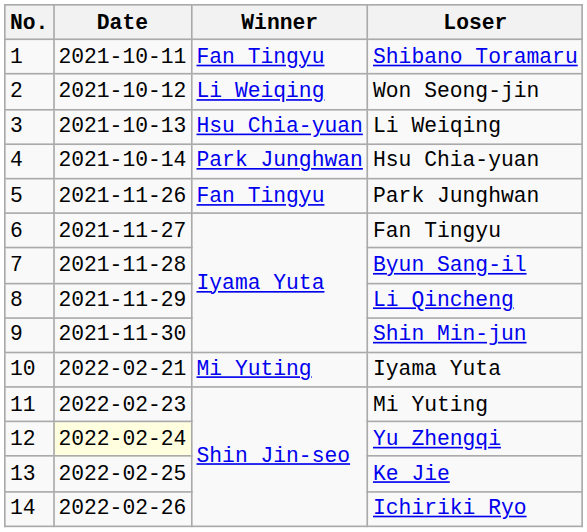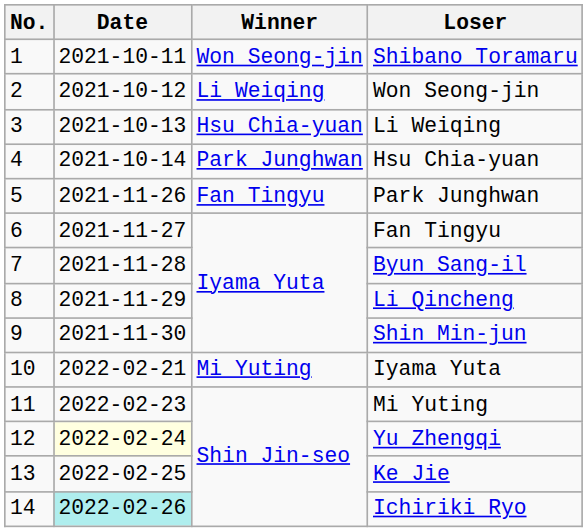(260, 57) Fan Tingyu -> (280, 57) Won Seong-jin
(122, 509) no background -> (122, 509) paleturquoise background
